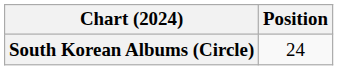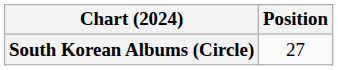(295, 49) 24 -> (295, 49) 27
